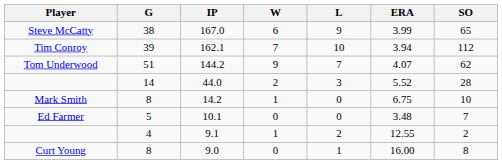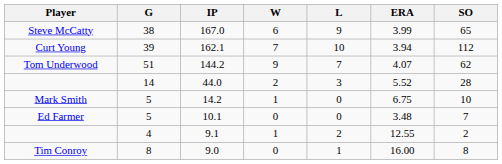(61, 47) Tim Conroy -> (61, 47) Curt Young
(149, 99) 8 -> (149, 99) 5
(61, 151) Curt Young -> (61, 151) Tim Conroy
